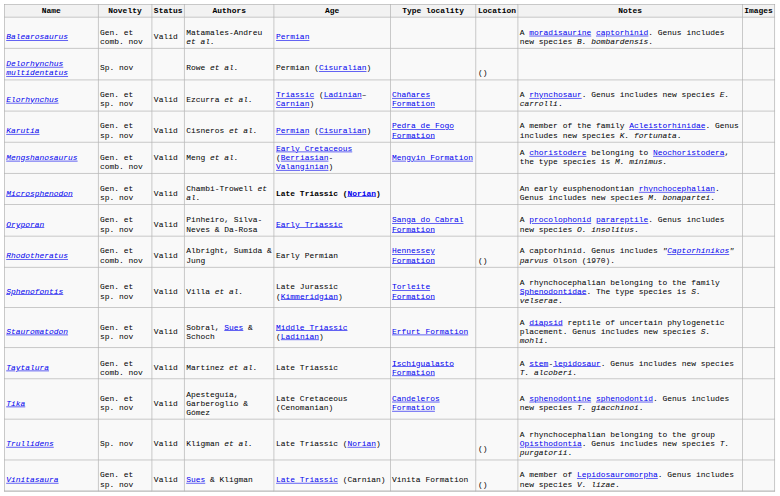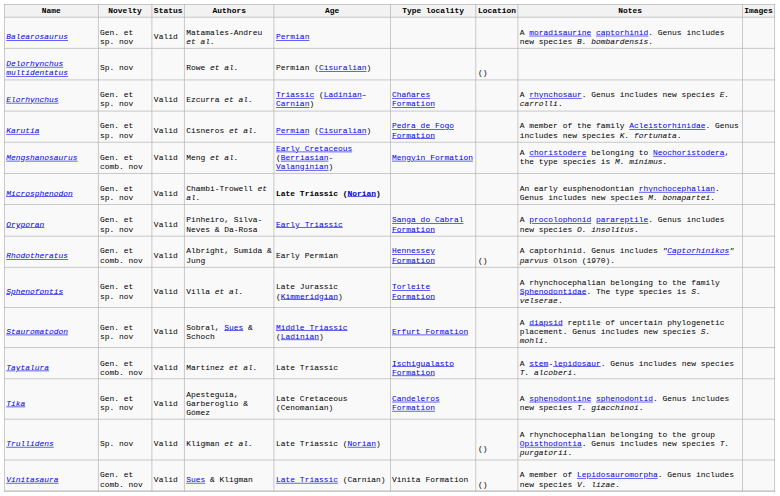(121, 37) Gen. et comb. nov -> (117, 37) Gen. et sp. nov
(117, 480) Gen. et sp. nov -> (121, 480) Gen. et comb. nov
